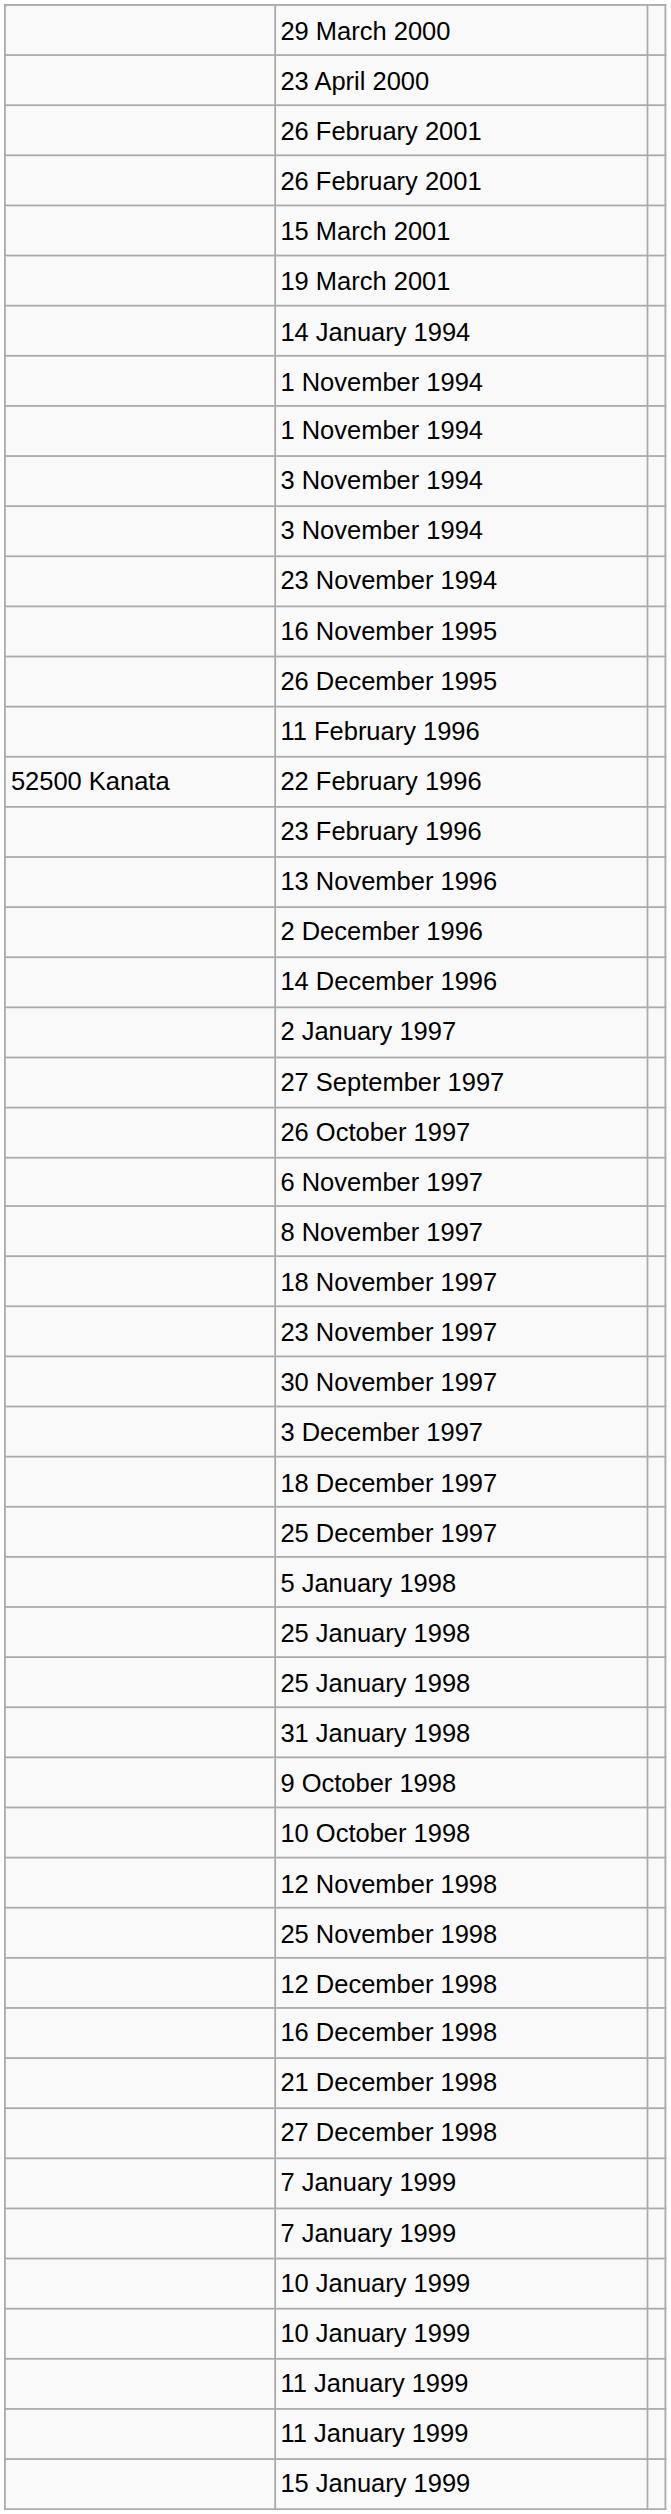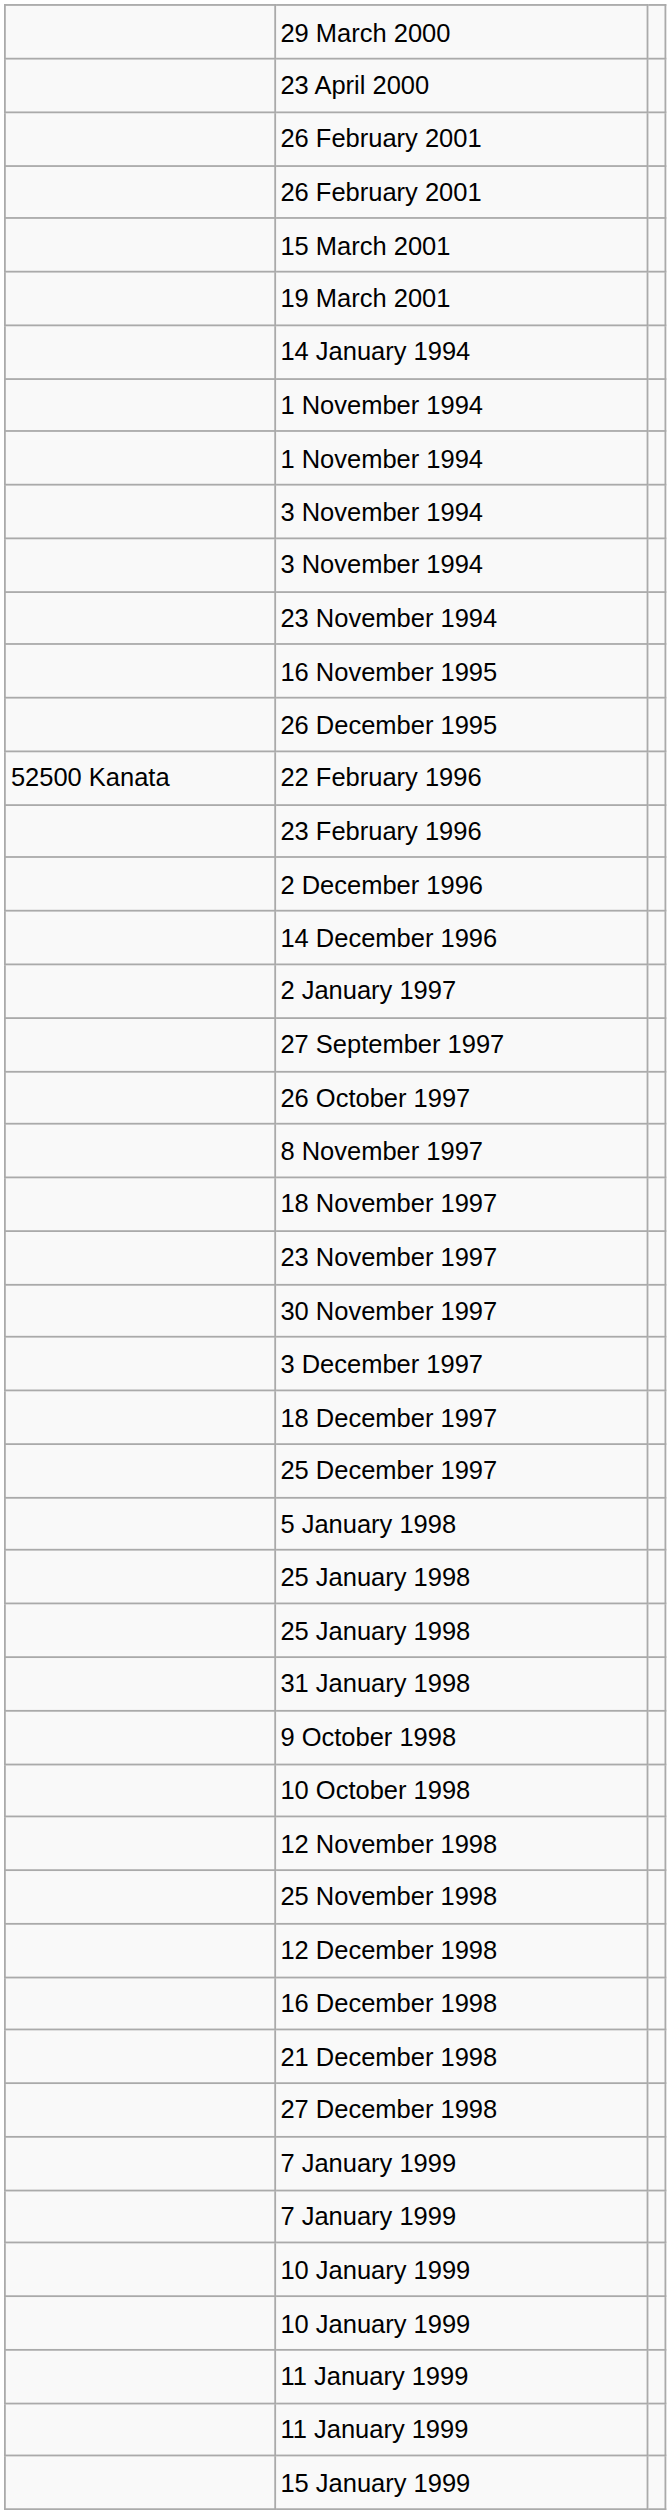- row: (140, 731)
- row: (140, 881)
- row: (140, 1182)
